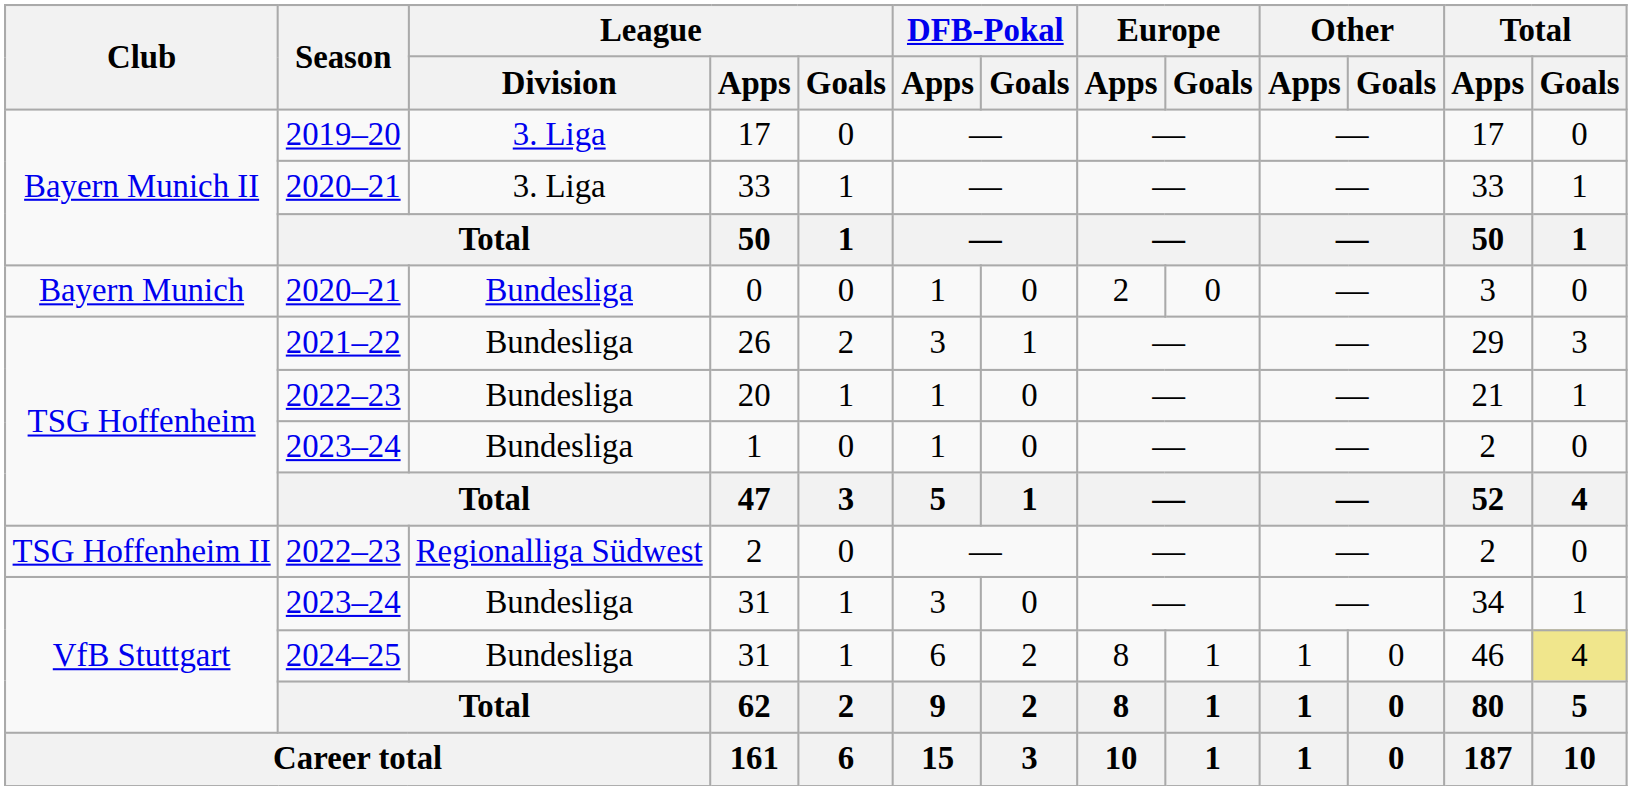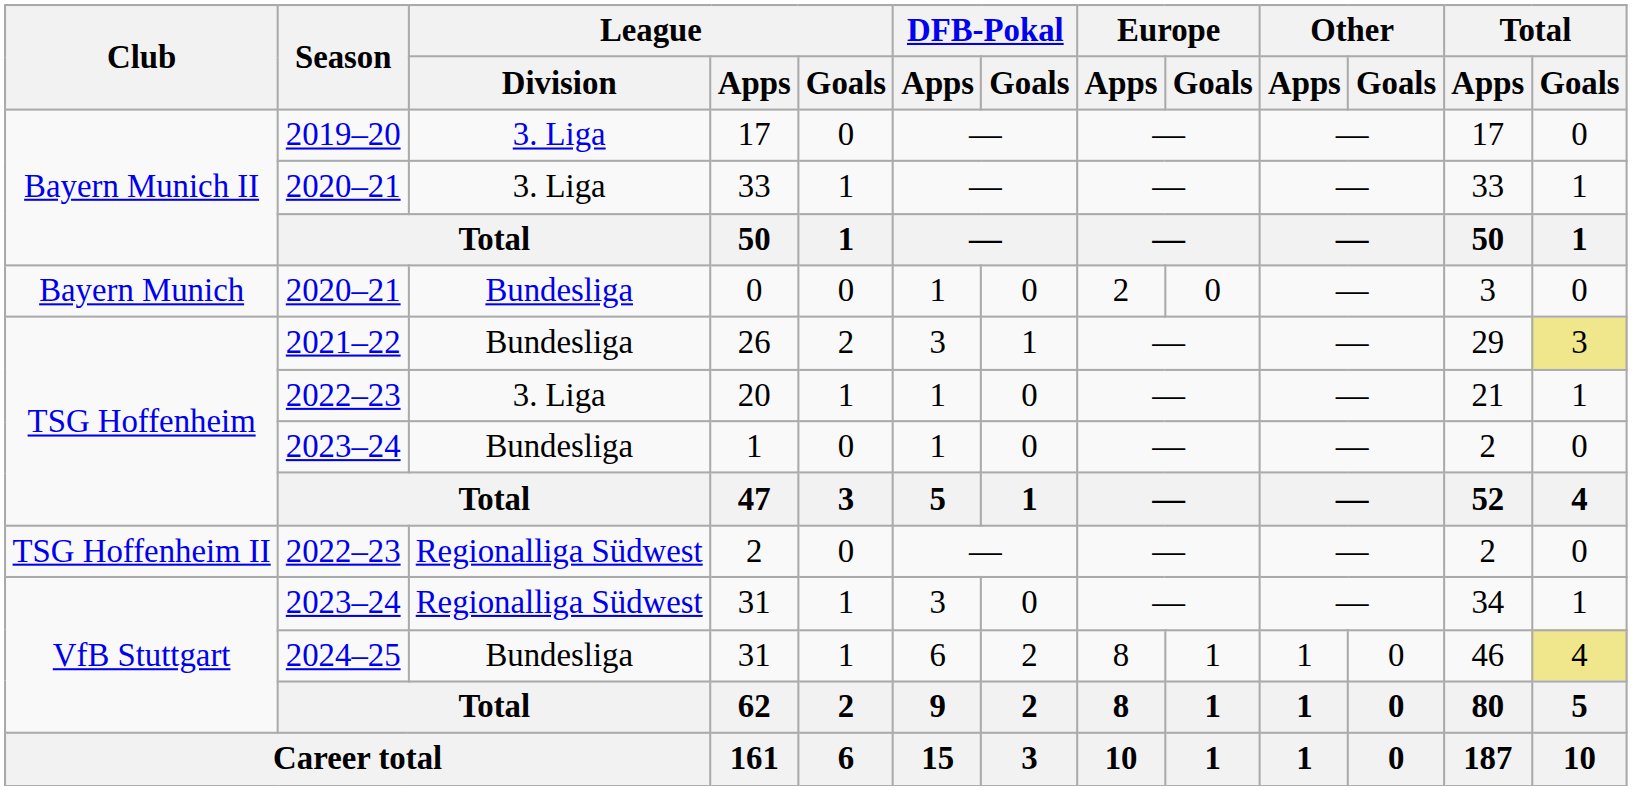(1579, 342) no background -> (1579, 342) khaki background
(559, 394) Bundesliga -> (559, 394) 3. Liga
(559, 602) Bundesliga -> (559, 602) Regionalliga Südwest
